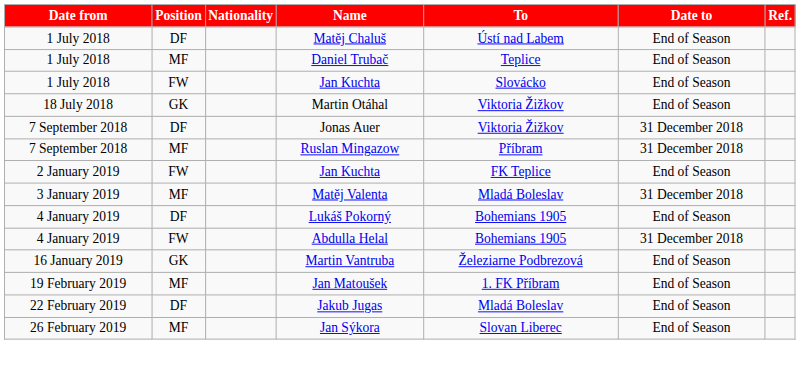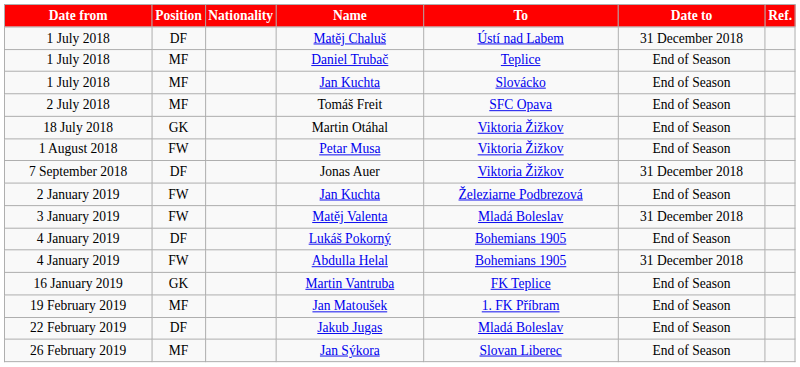(691, 38) End of Season -> (692, 38) 31 December 2018
(178, 83) FW -> (178, 83) MF
+ row: (78, 105)
+ row: (78, 150)
- row: (78, 150)
(521, 172) FK Teplice -> (521, 194) Železiarne Podbrezová
(178, 194) MF -> (178, 216) FW
(521, 261) Železiarne Podbrezová -> (521, 283) FK Teplice
